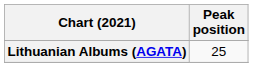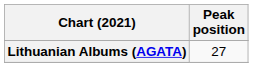(219, 51) 25 -> (219, 51) 27
